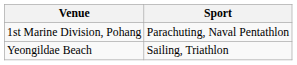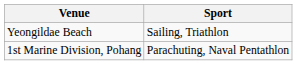rows swapped: (74, 32) <-> (49, 50)
